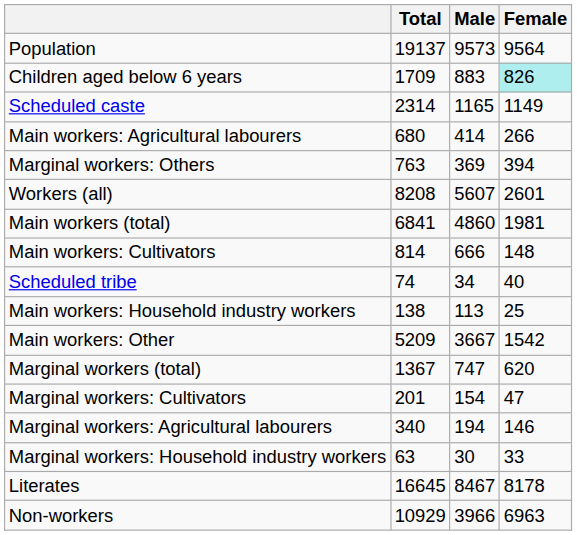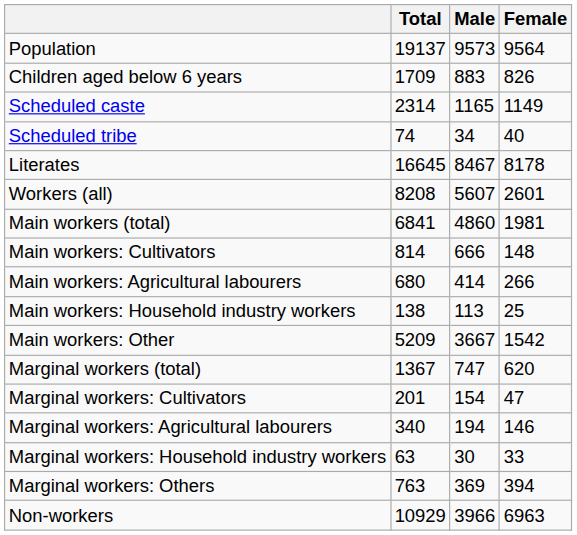(519, 77) paleturquoise background -> (519, 77) no background
rows swapped: (73, 281) <-> (155, 135)
rows swapped: (44, 485) <-> (112, 164)
